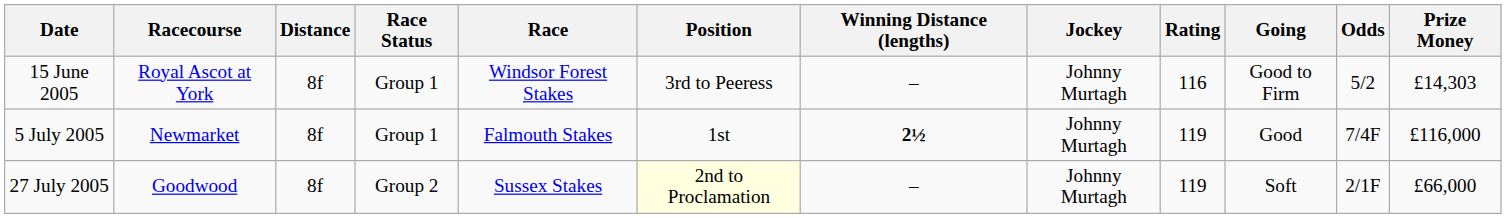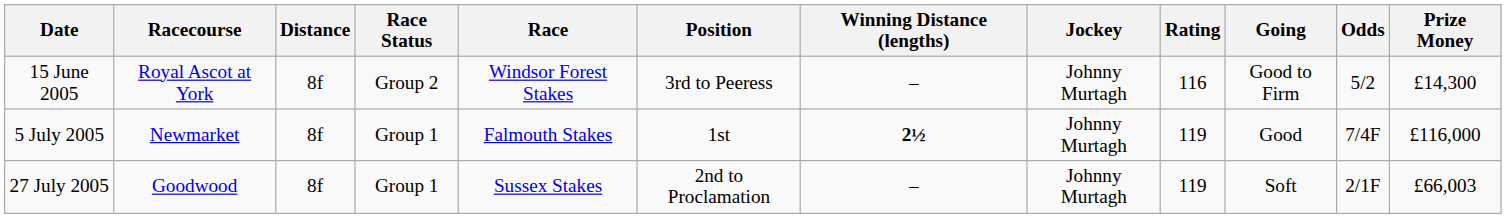(407, 82) Group 1 -> (407, 82) Group 2
(1445, 82) £14,303 -> (1445, 82) £14,300
(407, 186) Group 2 -> (407, 186) Group 1
(719, 186) lightyellow background -> (719, 186) no background
(1445, 186) £66,000 -> (1445, 186) £66,003
